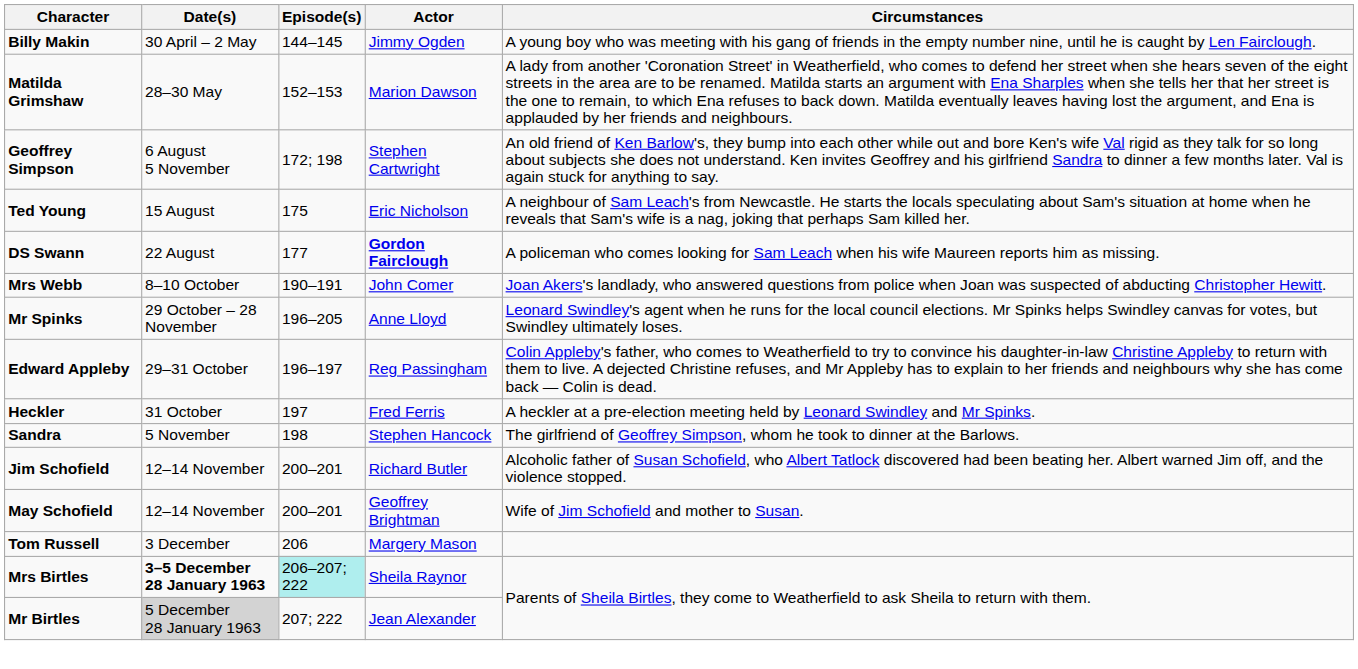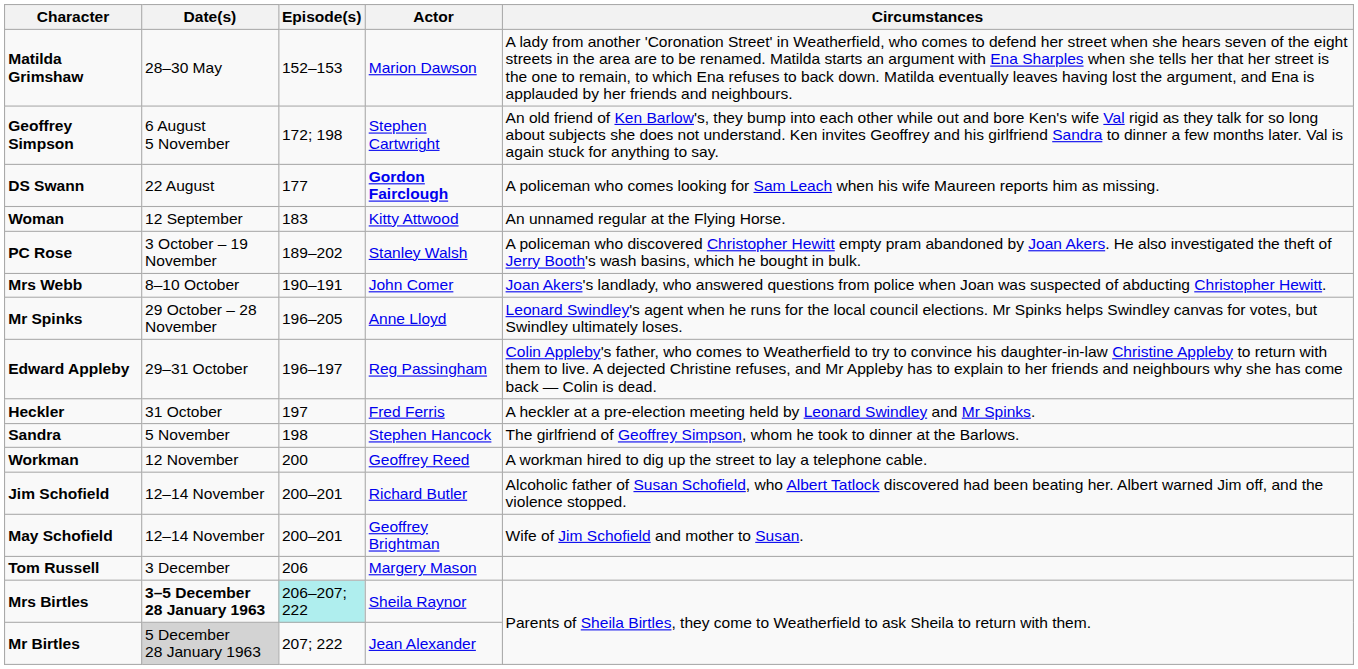- row: (49, 42)
- row: (47, 211)
+ row: (36, 219)
+ row: (40, 252)
+ row: (43, 460)
